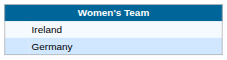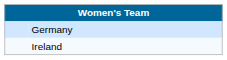rows swapped: (52, 46) <-> (47, 30)
